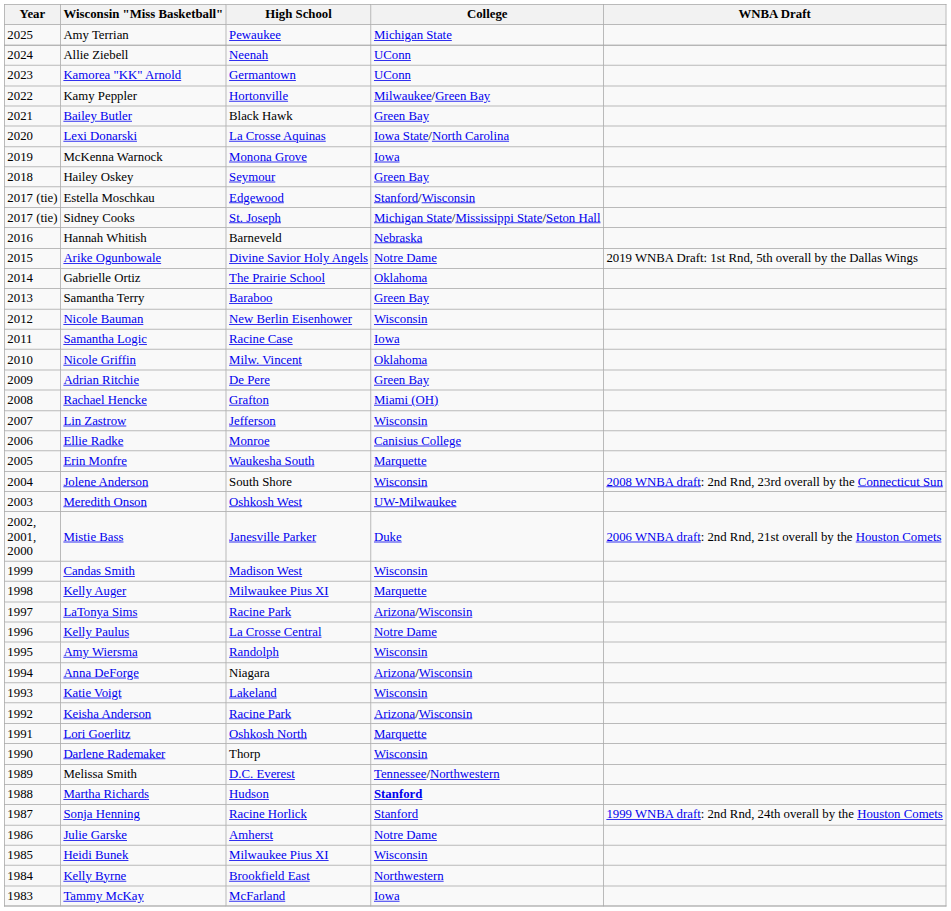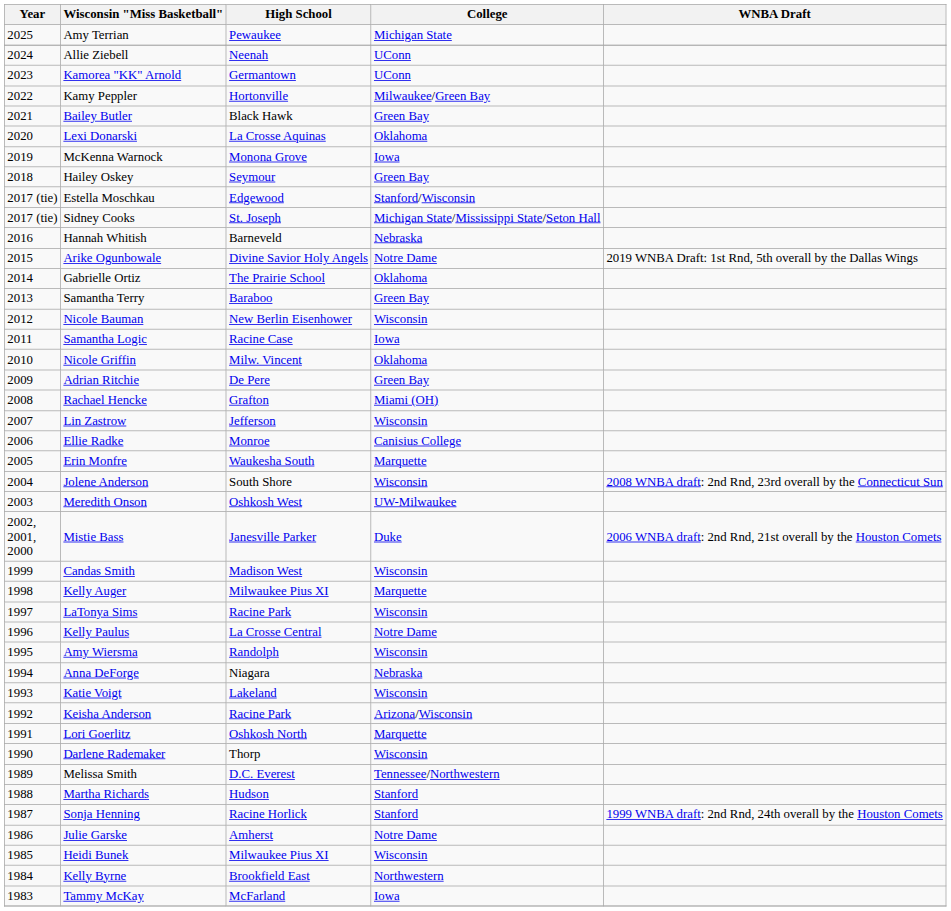(442, 136) Iowa State/North Carolina -> (401, 136) Oklahoma
(423, 611) Arizona/Wisconsin -> (401, 611) Wisconsin
(423, 672) Arizona/Wisconsin -> (398, 672) Nebraska
(398, 794) bold -> (396, 794) normal
